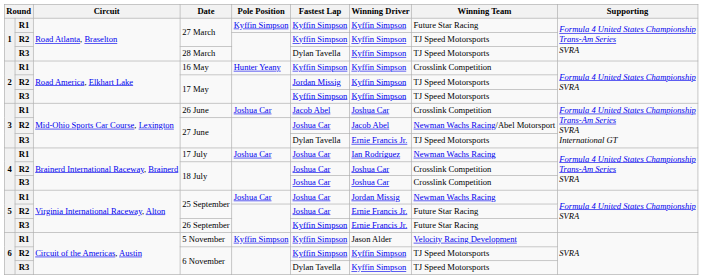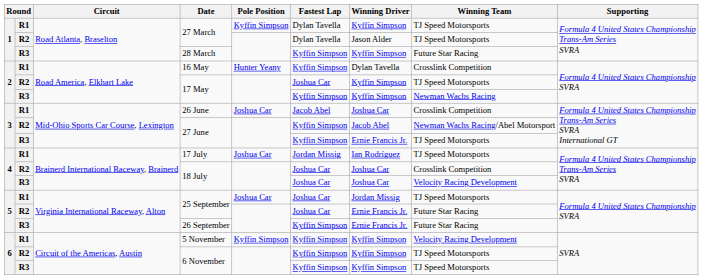(320, 25) Kyffin Simpson -> (317, 25) Dylan Tavella
(446, 25) Future Star Racing -> (451, 25) TJ Speed Motorsports
(320, 39) Kyffin Simpson -> (317, 39) Dylan Tavella
(379, 39) Kyffin Simpson -> (372, 39) Jason Alder
(317, 53) Dylan Tavella -> (320, 53) Kyffin Simpson
(451, 53) TJ Speed Motorsports -> (446, 53) Future Star Racing
(379, 67) Kyffin Simpson -> (375, 67) Dylan Tavella
(317, 81) Jordan Missig -> (311, 81) Joshua Car
(451, 95) TJ Speed Motorsports -> (455, 95) Newman Wachs Racing
(311, 125) Joshua Car -> (320, 125) Kyffin Simpson
(317, 140) Dylan Tavella -> (320, 140) Kyffin Simpson
(311, 154) Joshua Car -> (317, 154) Jordan Missig
(455, 154) Newman Wachs Racing -> (451, 154) TJ Speed Motorsports
(453, 182) Crosslink Competition -> (465, 182) Velocity Racing Development
(455, 196) Newman Wachs Racing -> (451, 196) TJ Speed Motorsports
(372, 239) Jason Alder -> (379, 239) Kyffin Simpson
(317, 267) Dylan Tavella -> (320, 267) Kyffin Simpson
